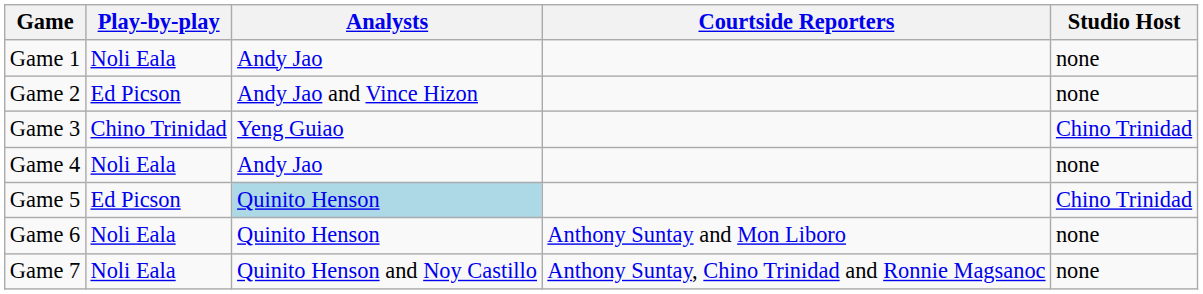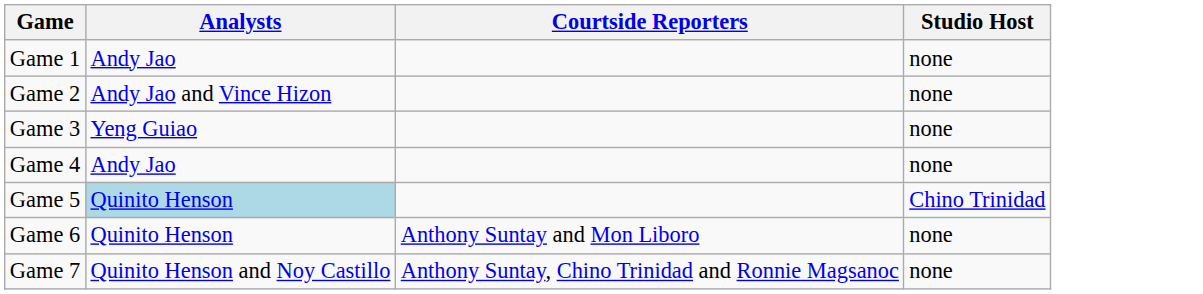- column: (159, 22)
(1124, 128) Chino Trinidad -> (931, 128) none
